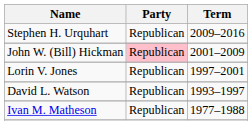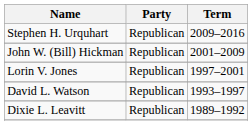(157, 52) pink background -> (157, 52) no background
+ row: (46, 110)
- row: (52, 110)
